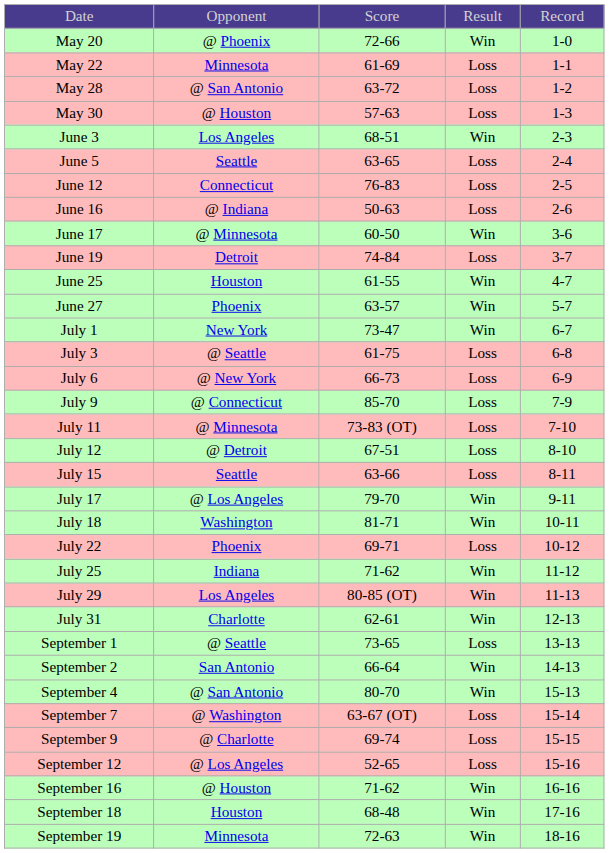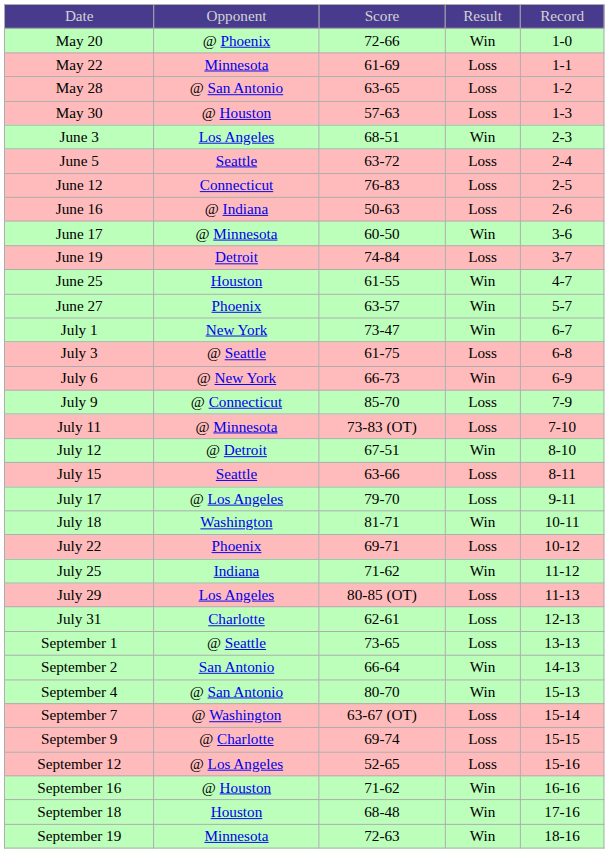(382, 88) 63-72 -> (382, 88) 63-65
(382, 161) 63-65 -> (382, 161) 63-72
(483, 378) Loss -> (483, 378) Win
(483, 450) Loss -> (483, 450) Win
(483, 498) Win -> (483, 498) Loss
(483, 595) Win -> (483, 595) Loss
(483, 619) Win -> (483, 619) Loss
